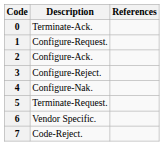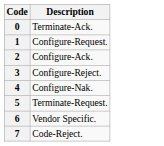- column: (134, 12)
